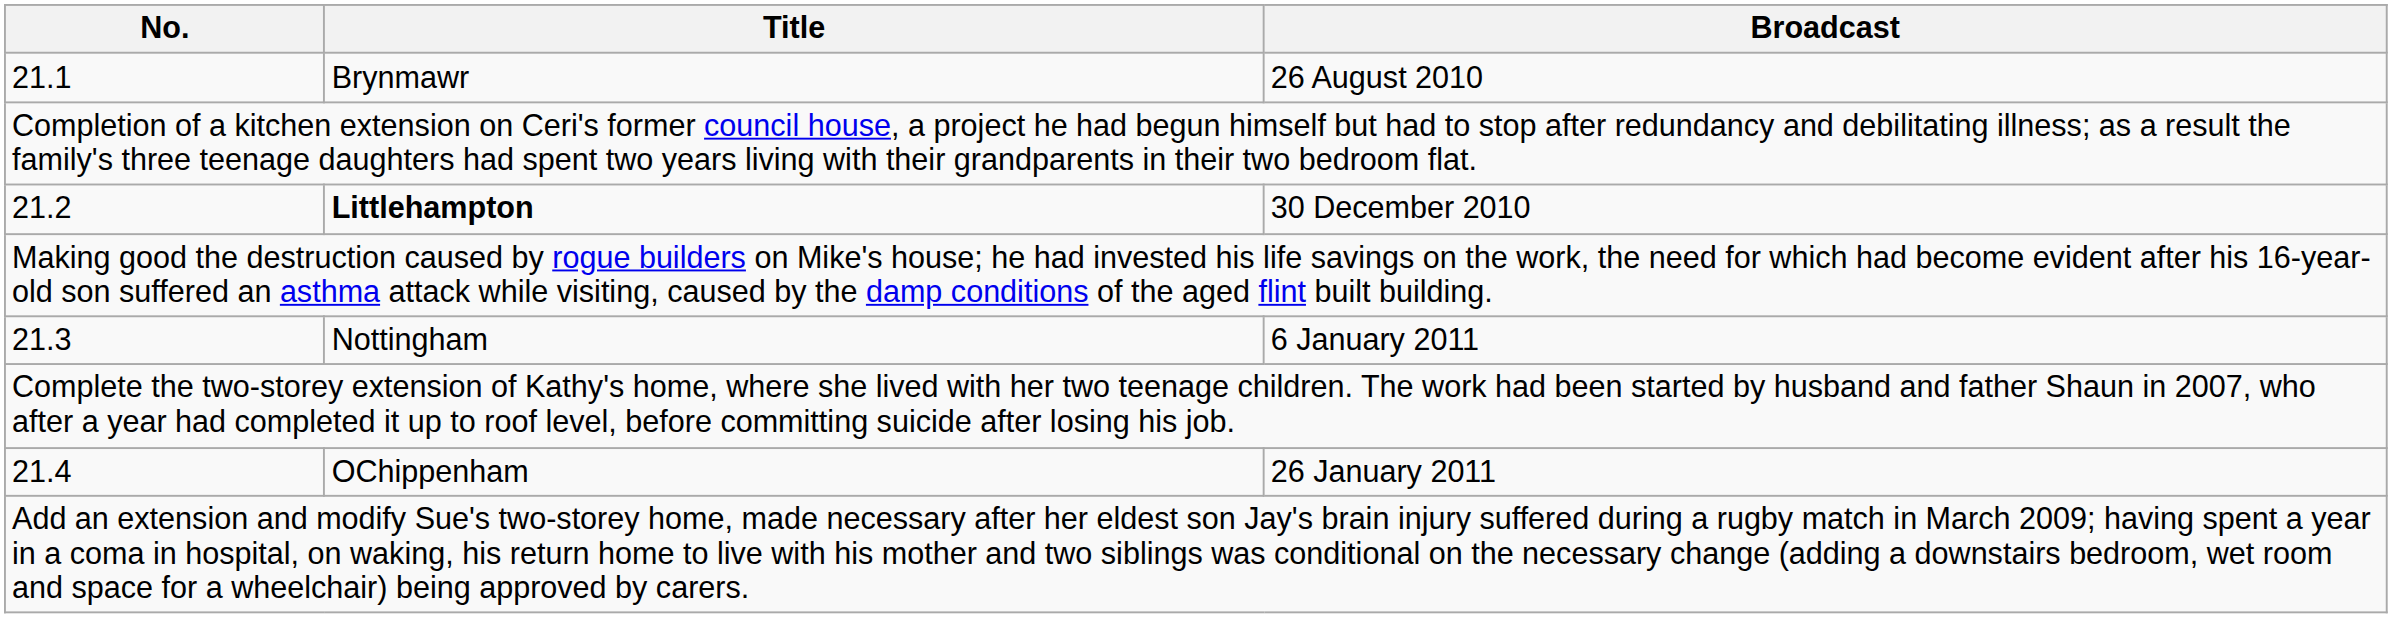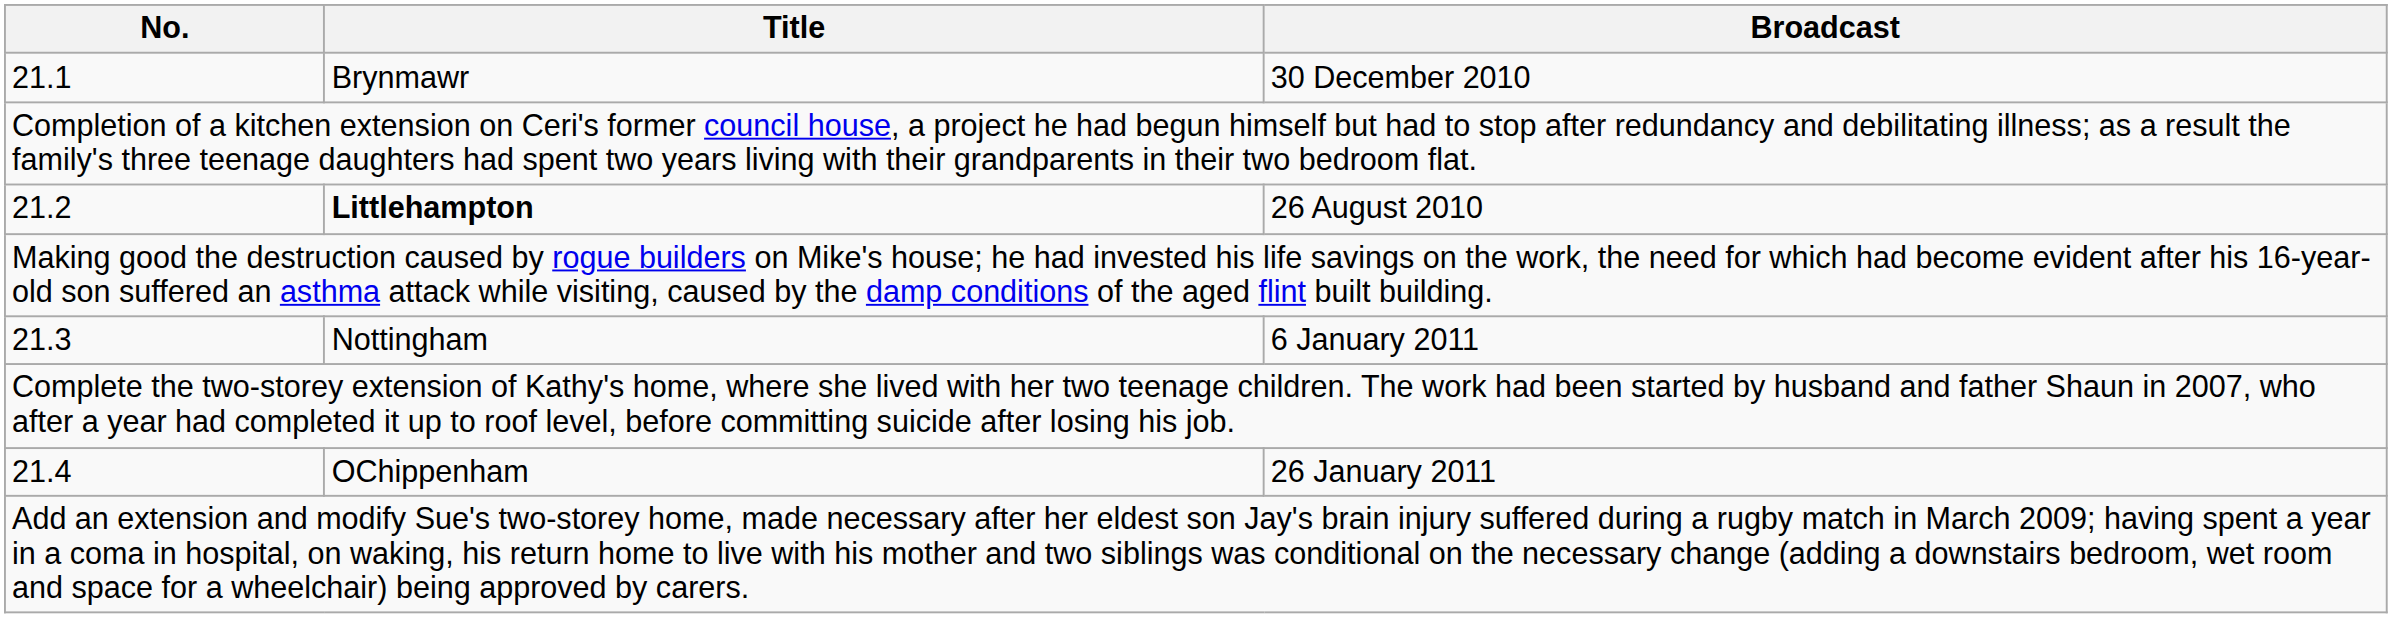(1377, 77) 26 August 2010 -> (1401, 77) 30 December 2010
(1401, 208) 30 December 2010 -> (1377, 208) 26 August 2010
